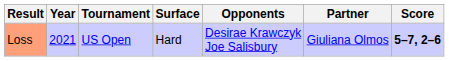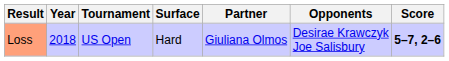columns swapped: (348, 14) <-> (253, 14)
(63, 39) 2021 -> (63, 39) 2018
